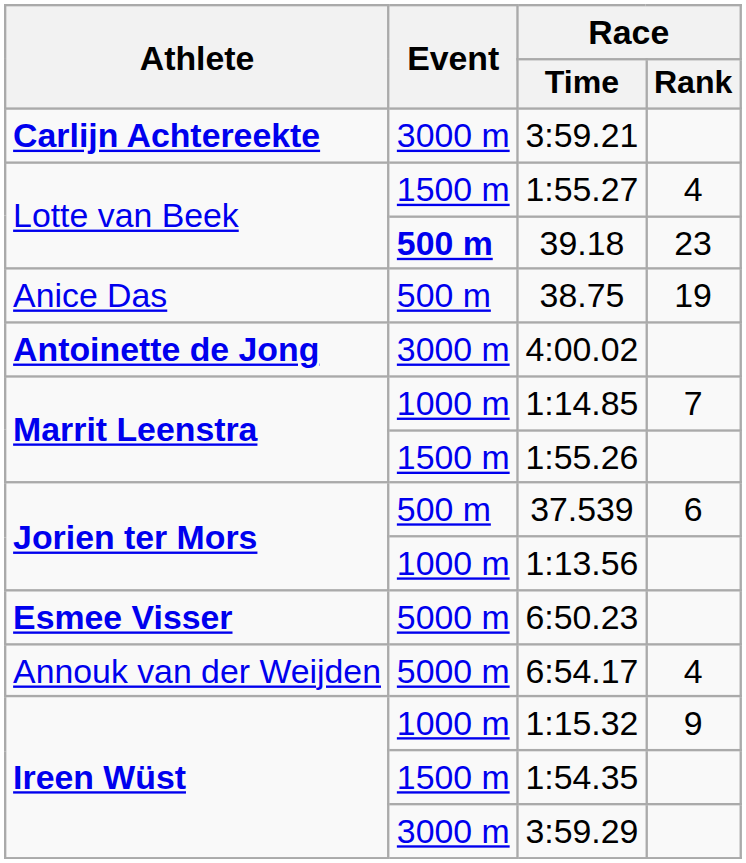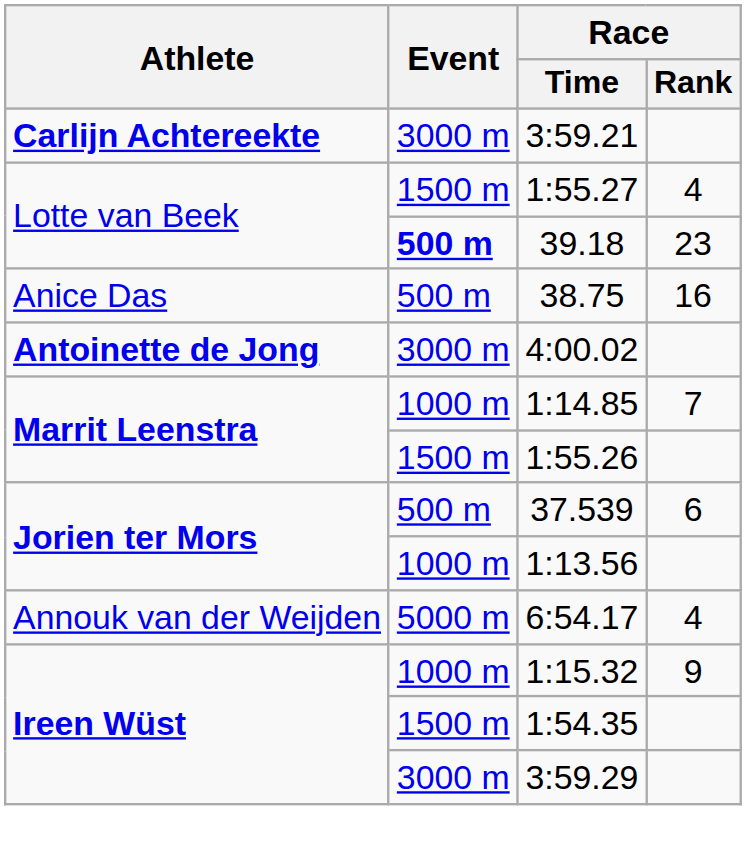(693, 297) 19 -> (693, 297) 16
- row: (582, 617)
